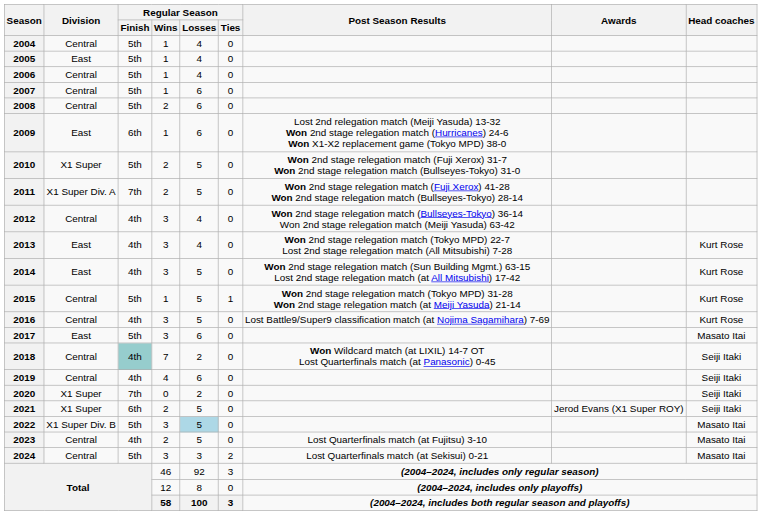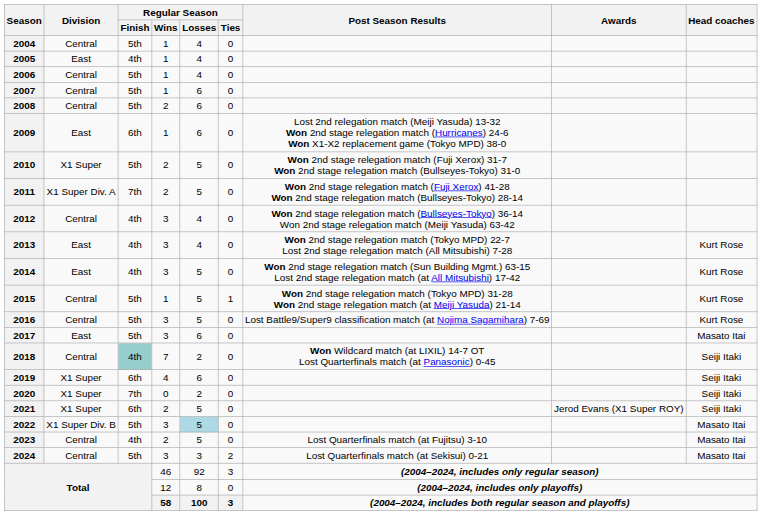(135, 59) 5th -> (135, 59) 4th
(135, 320) 4th -> (135, 320) 5th
(81, 378) Central -> (81, 378) X1 Super
(135, 378) 4th -> (135, 378) 6th
